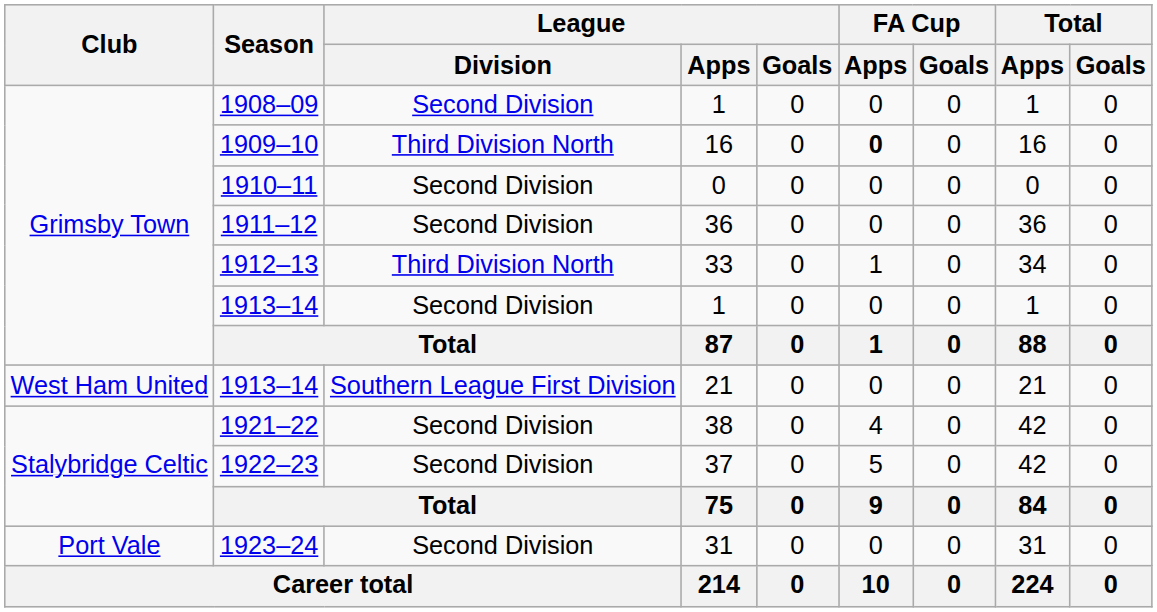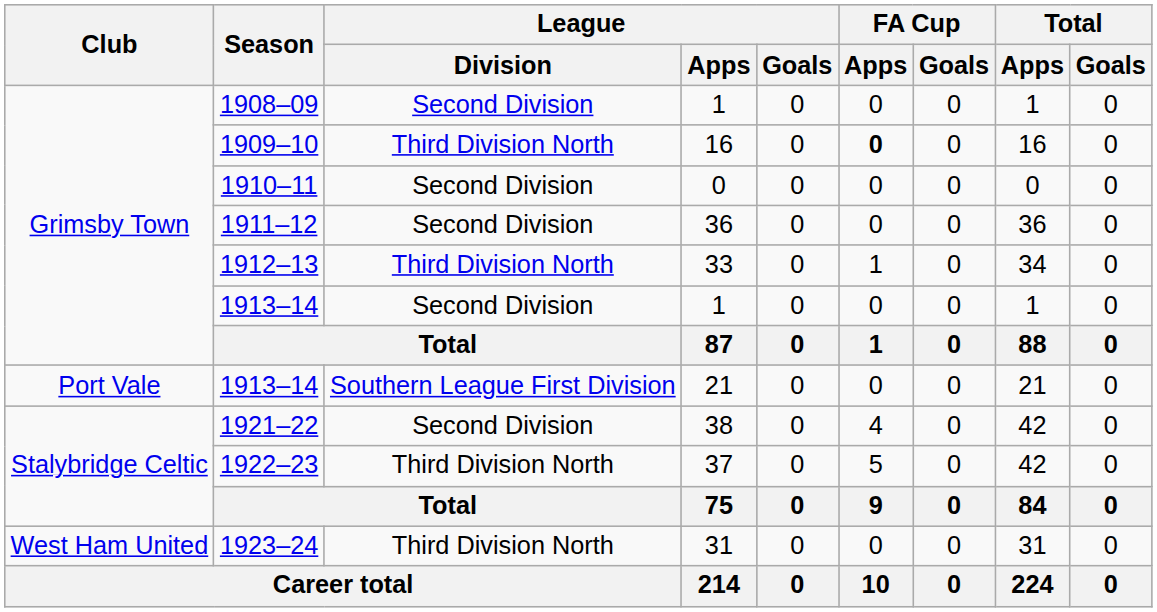(109, 385) West Ham United -> (109, 385) Port Vale
(503, 465) Second Division -> (503, 465) Third Division North
(109, 545) Port Vale -> (109, 545) West Ham United
(503, 545) Second Division -> (503, 545) Third Division North
